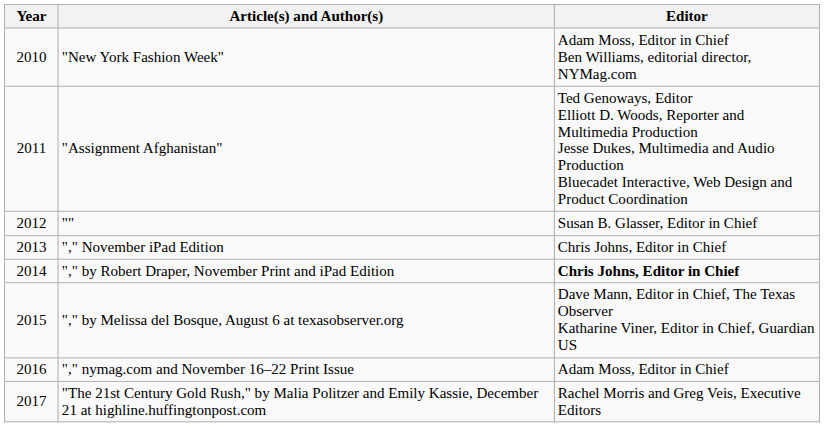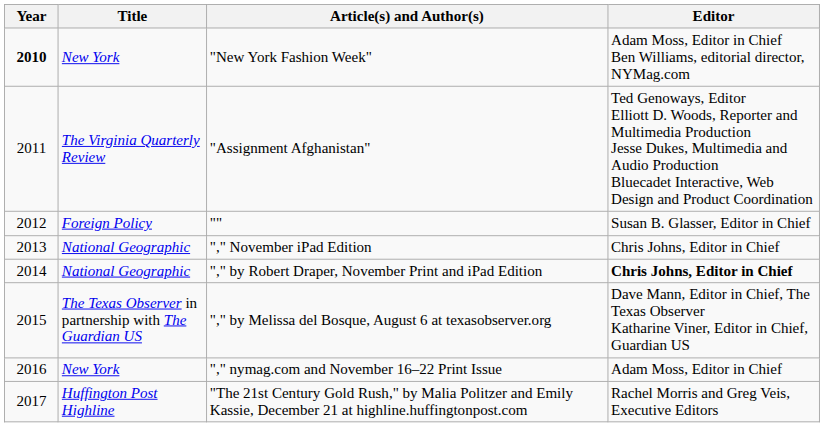+ column: (132, 16)
(31, 57) normal -> (31, 57) bold
